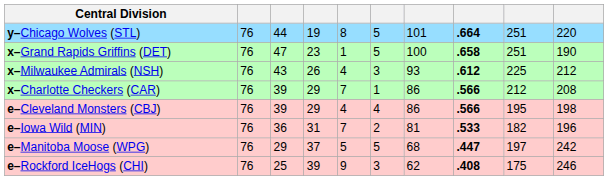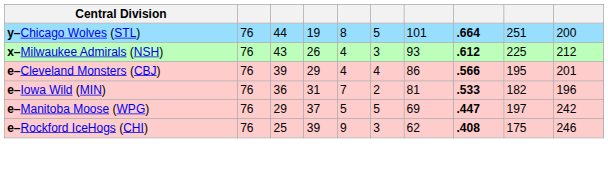(566, 33) 220 -> (566, 33) 200
- row: (89, 52)
- row: (84, 90)
(566, 109) 198 -> (566, 71) 201
(413, 147) 68 -> (413, 109) 69
